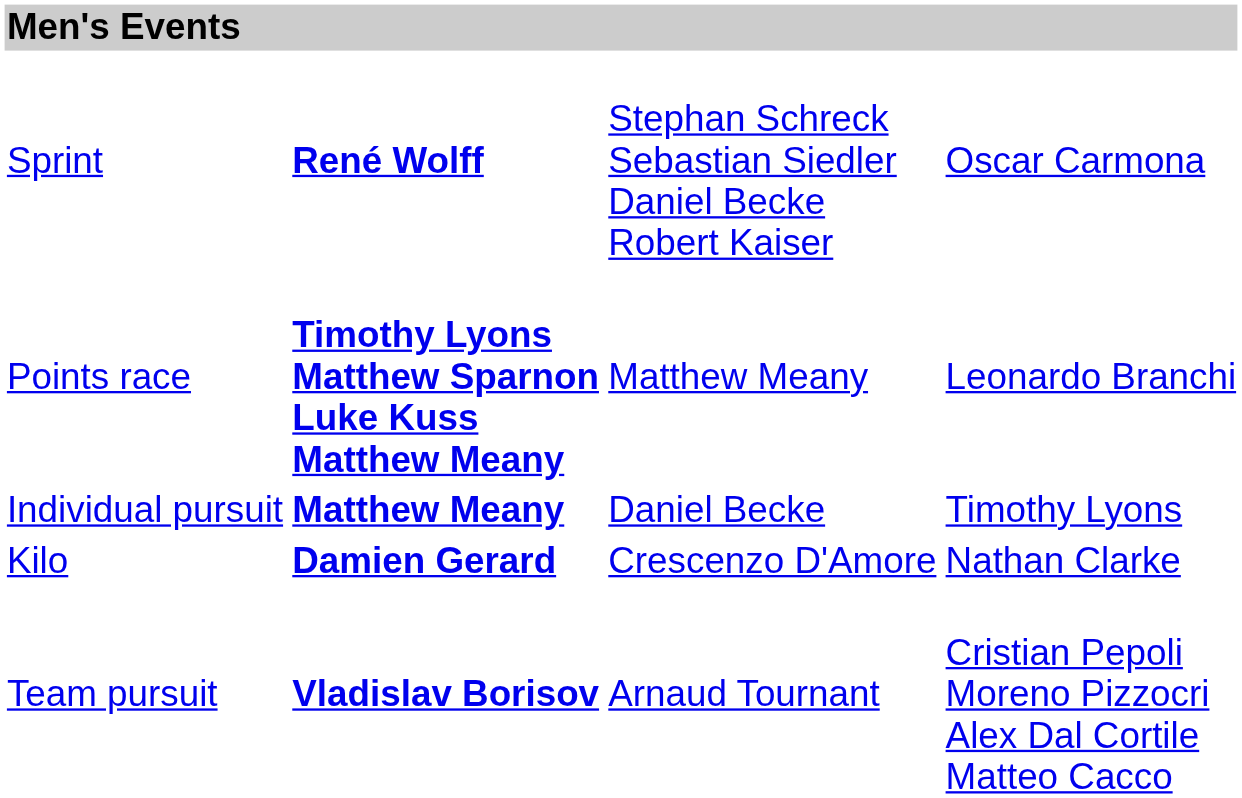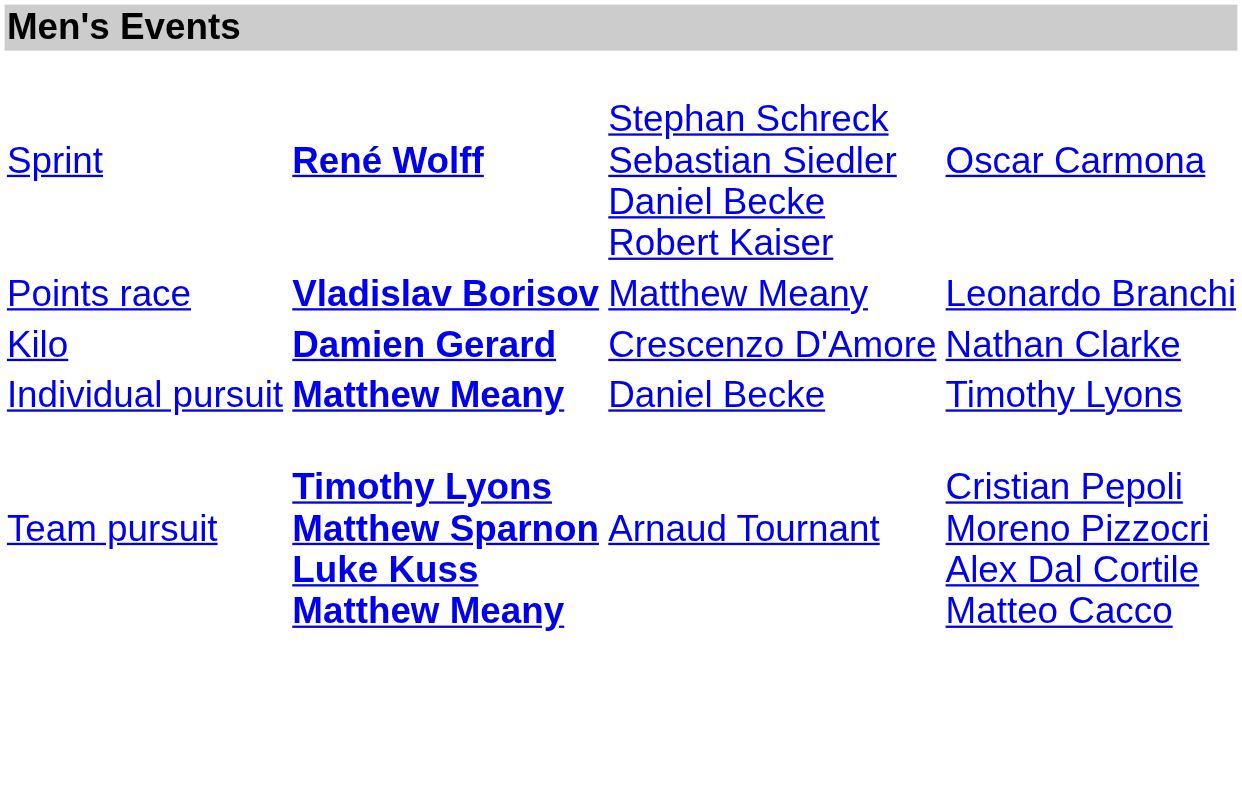(446, 397) Timothy Lyons Matthew Sparnon Luke Kuss Matthew Meany -> (446, 293) Vladislav Borisov
rows swapped: (145, 509) <-> (38, 560)
(446, 693) Vladislav Borisov -> (446, 549) Timothy Lyons Matthew Sparnon Luke Kuss Matthew Meany
